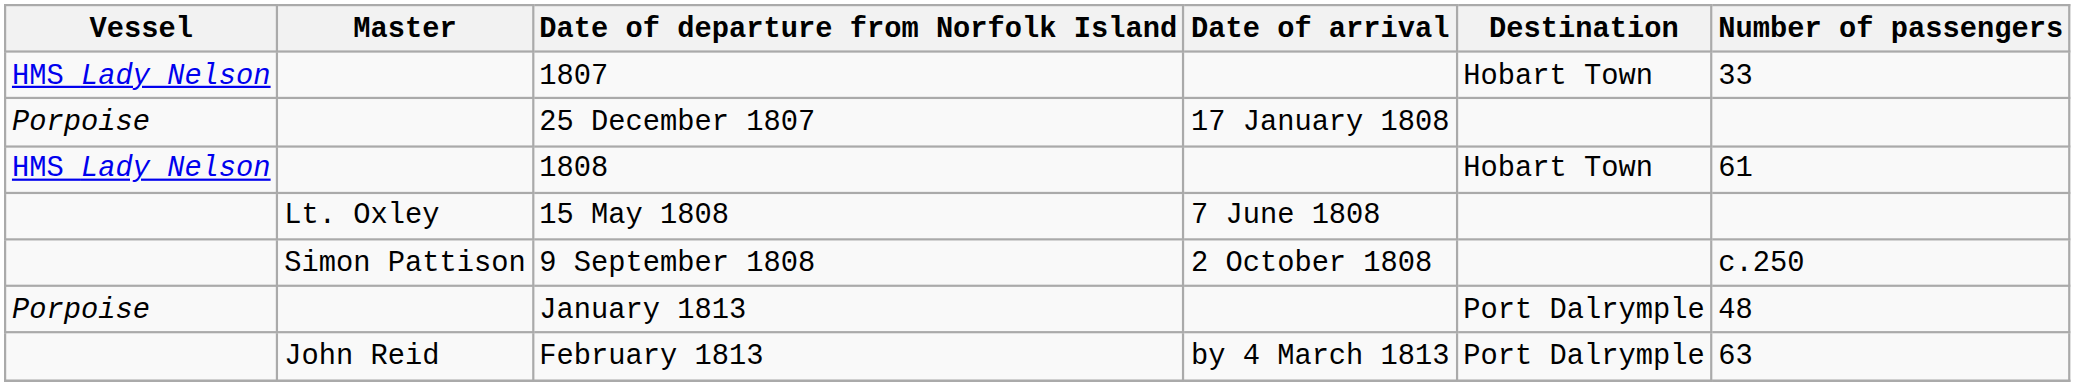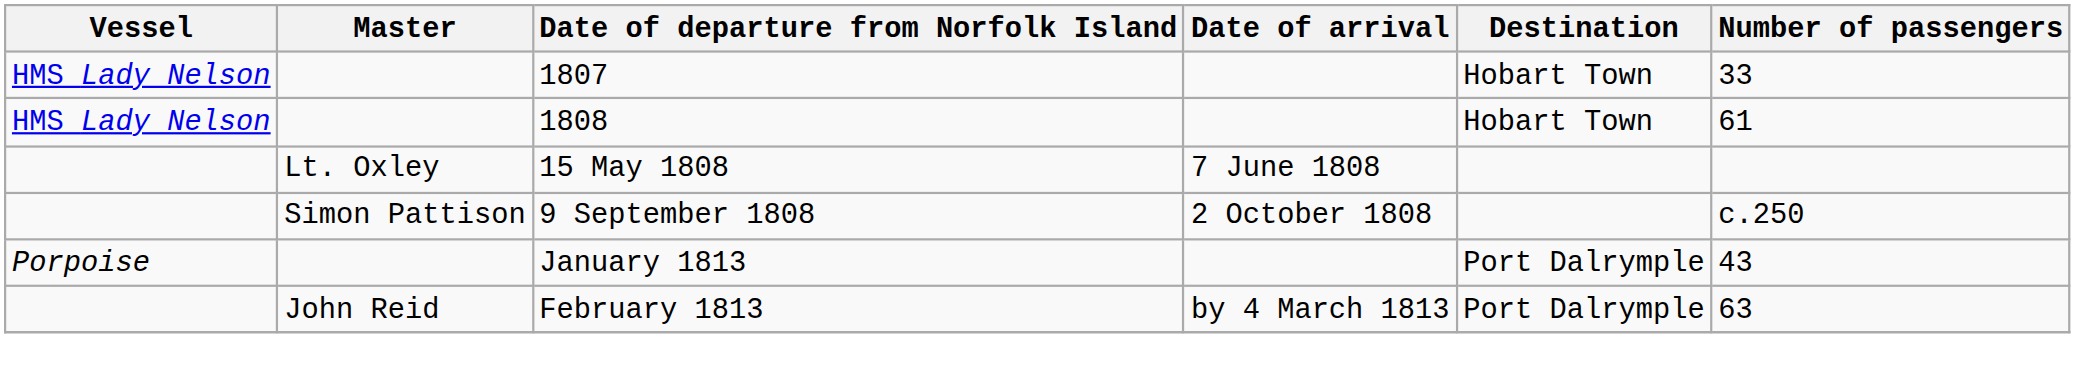- row: (677, 122)
(1736, 309) 48 -> (1736, 263) 43
